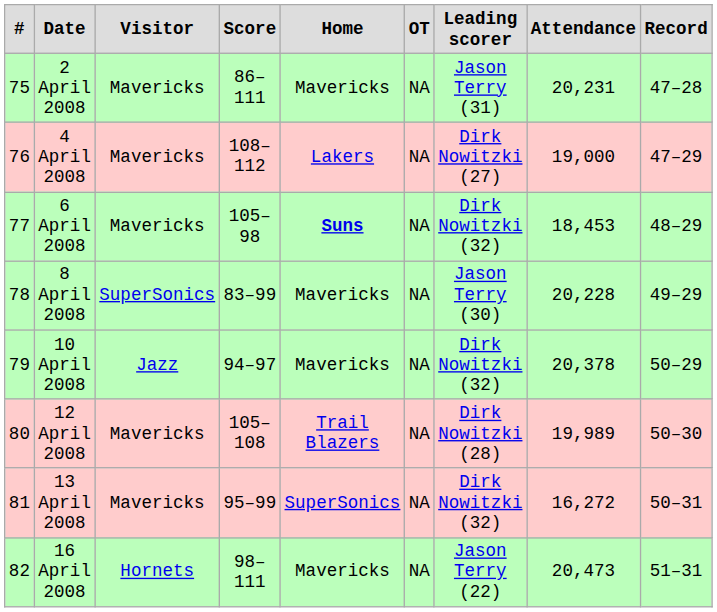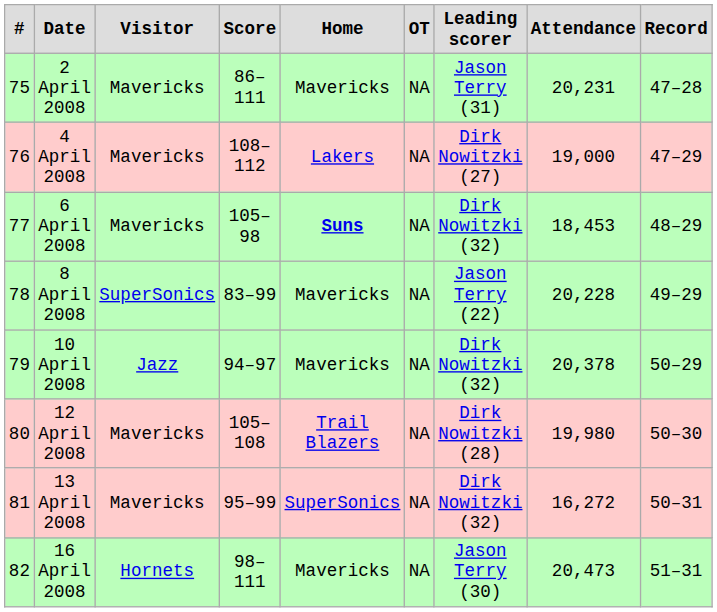(480, 295) Jason Terry (30) -> (480, 295) Jason Terry (22)
(583, 434) 19,989 -> (583, 434) 19,980
(480, 572) Jason Terry (22) -> (480, 572) Jason Terry (30)
